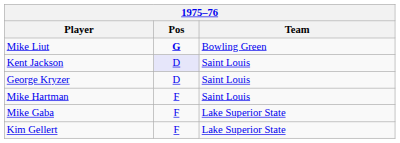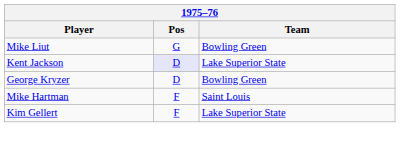(176, 46) bold -> (176, 46) normal
(226, 63) Saint Louis -> (244, 63) Lake Superior State
(226, 79) Saint Louis -> (234, 79) Bowling Green
- row: (30, 113)
